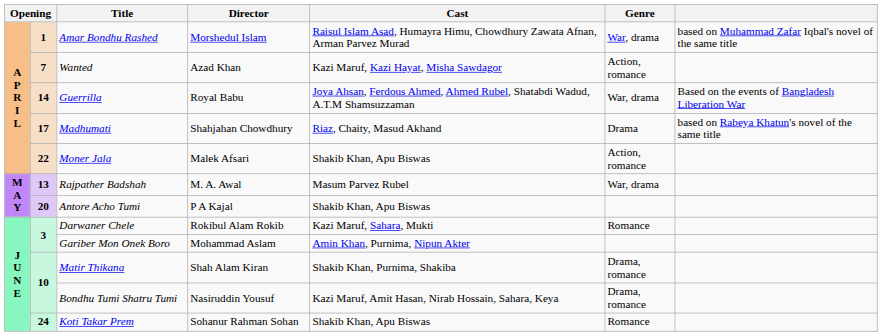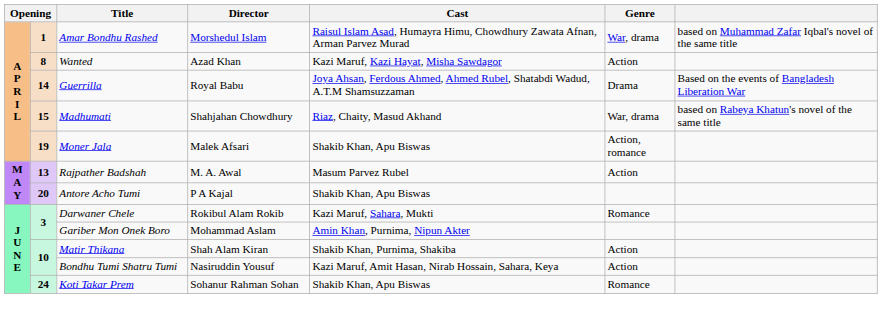(43, 67) 7 -> (43, 61) 8
(627, 67) Action, romance -> (623, 61) Action
(633, 98) War, drama -> (623, 85) Drama
(43, 128) 17 -> (43, 115) 15
(623, 128) Drama -> (633, 115) War, drama
(43, 158) 22 -> (43, 146) 19
(633, 184) War, drama -> (623, 172) Action
(627, 267) Drama, romance -> (623, 248) Action
(627, 298) Drama, romance -> (623, 266) Action
